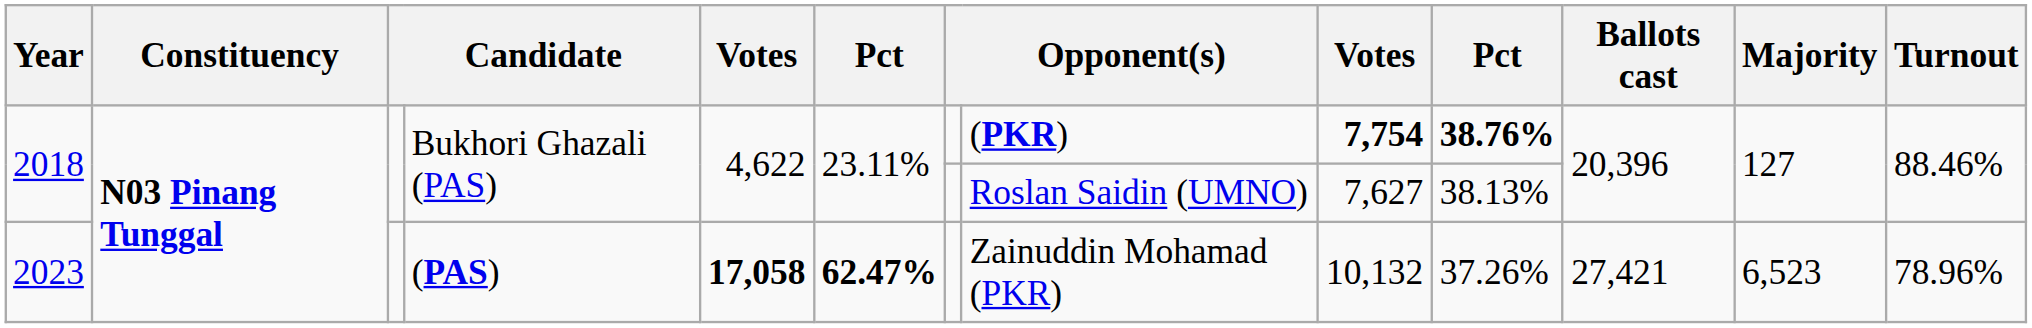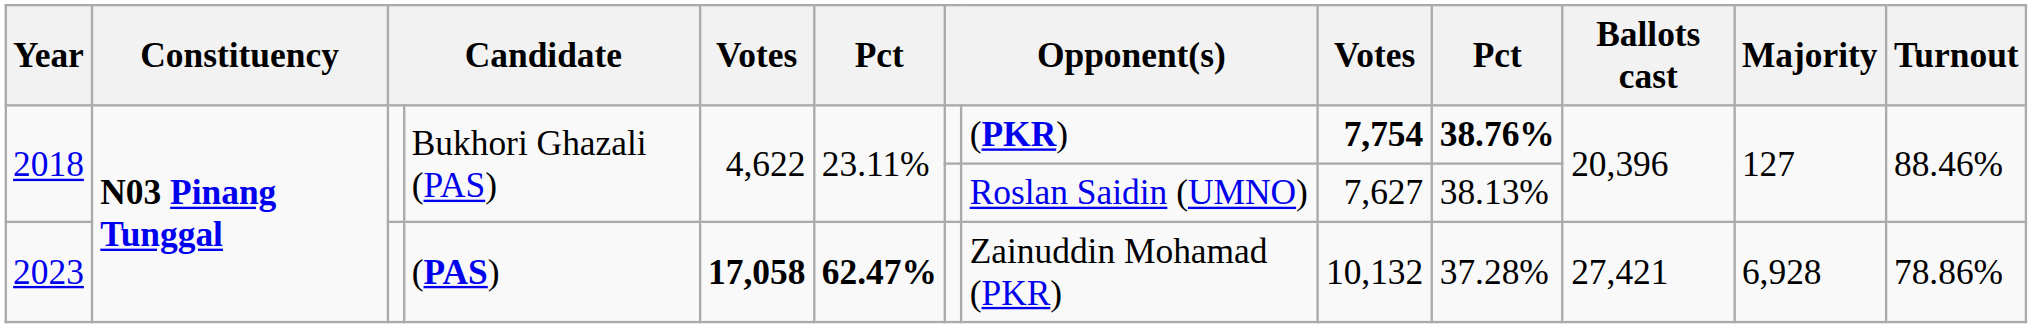(1494, 271) 37.26% -> (1494, 271) 37.28%
(1782, 271) 6,523 -> (1782, 271) 6,928
(1949, 271) 78.96% -> (1949, 271) 78.86%
